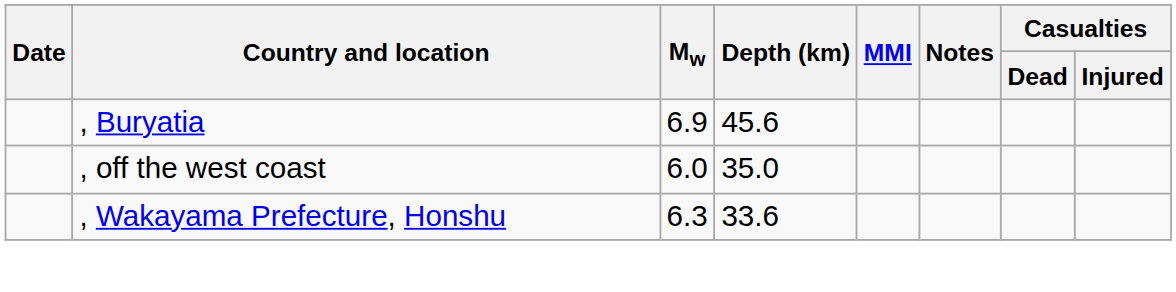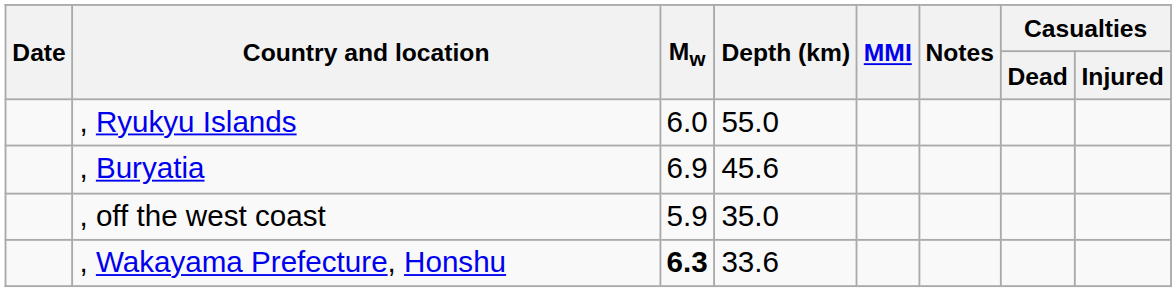+ row: (188, 121)
(687, 168) 6.0 -> (687, 215) 5.9
(687, 215) normal -> (687, 262) bold
